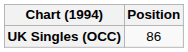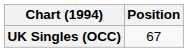(154, 36) 86 -> (154, 36) 67
